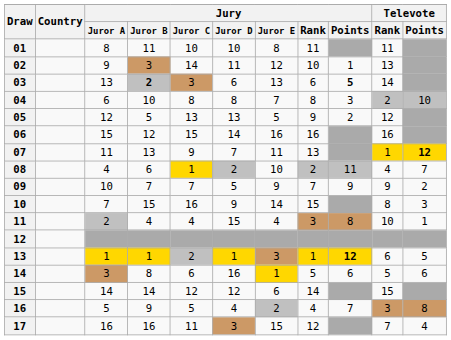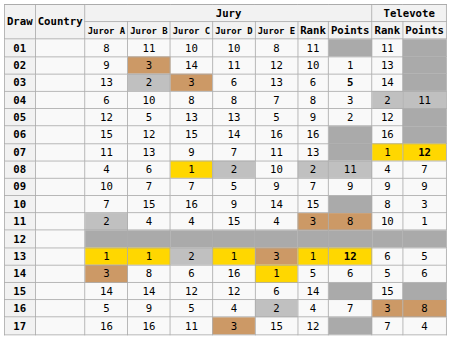(149, 83) bold -> (149, 83) normal
(425, 100) 10 -> (425, 100) 11
(425, 187) 2 -> (425, 187) 9
